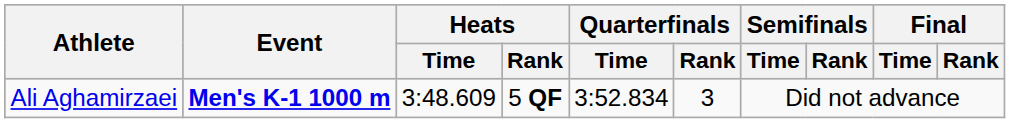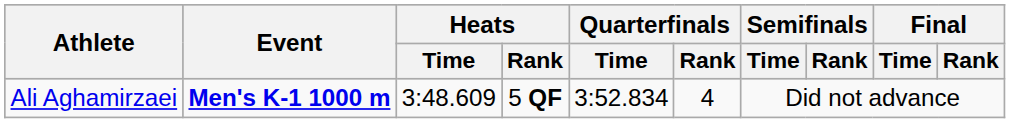(708, 99) 3 -> (708, 99) 4
